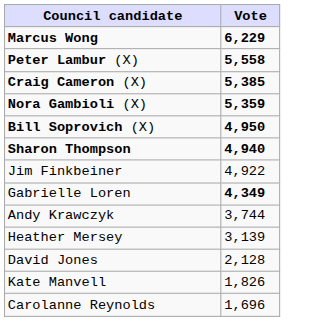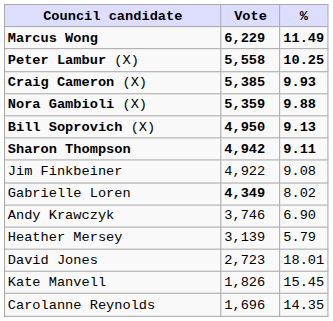+ column: (304, 16)
(245, 149) 4,940 -> (245, 149) 4,942
(245, 216) 3,744 -> (245, 216) 3,746
(245, 260) 2,128 -> (245, 260) 2,723
